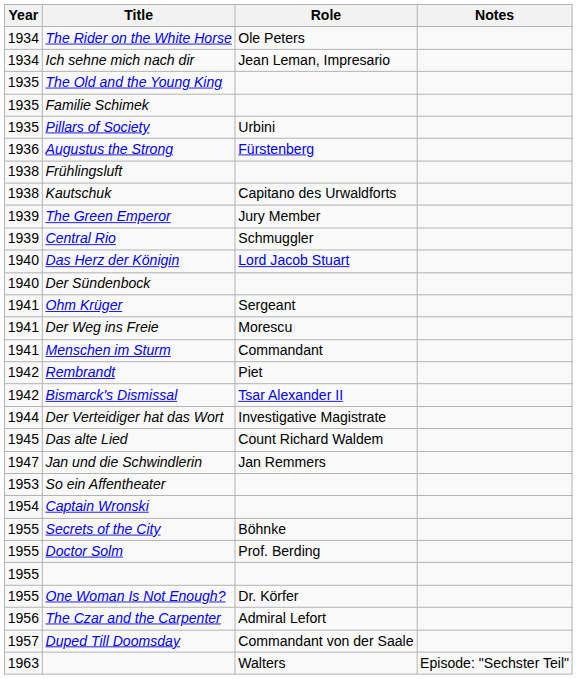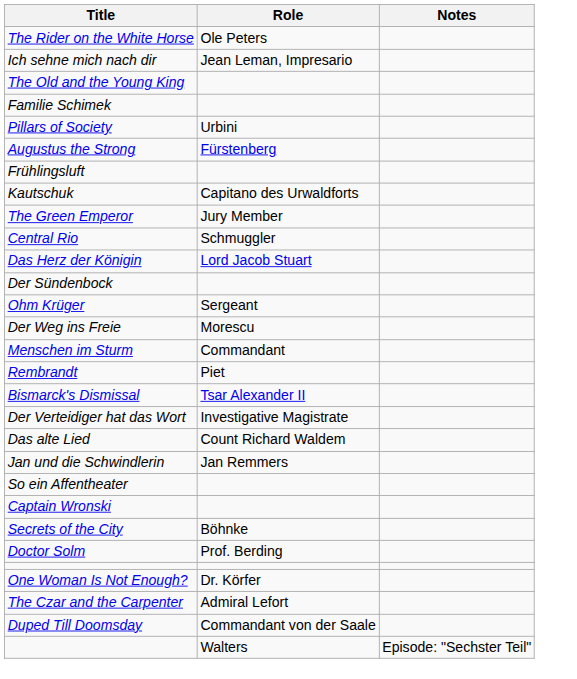- column: (23, 15)
